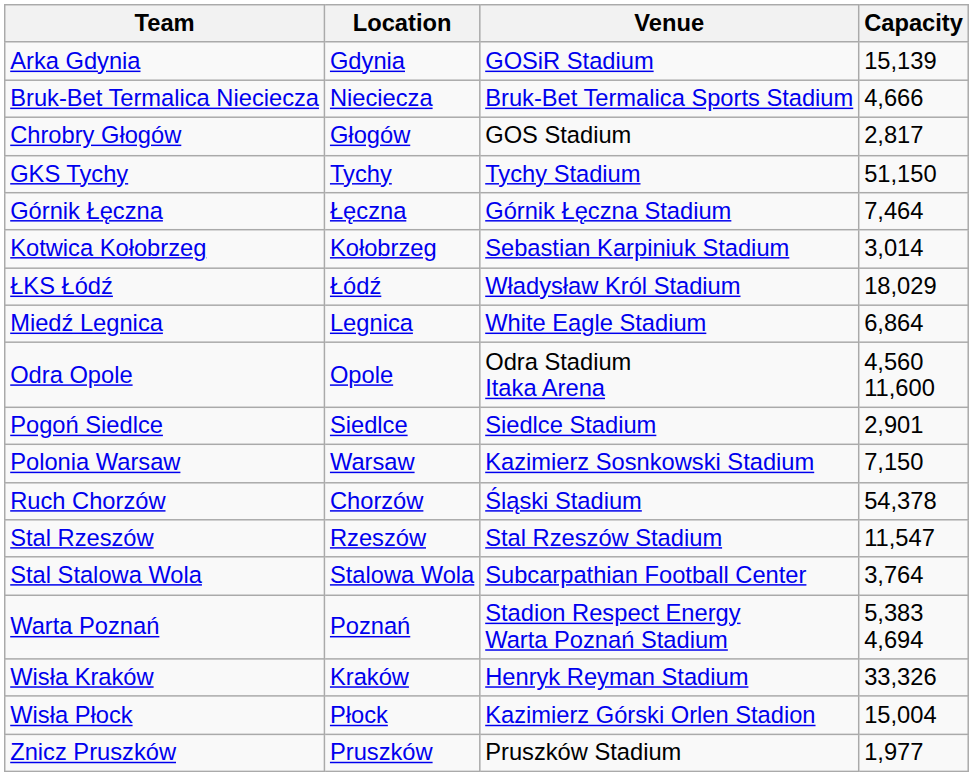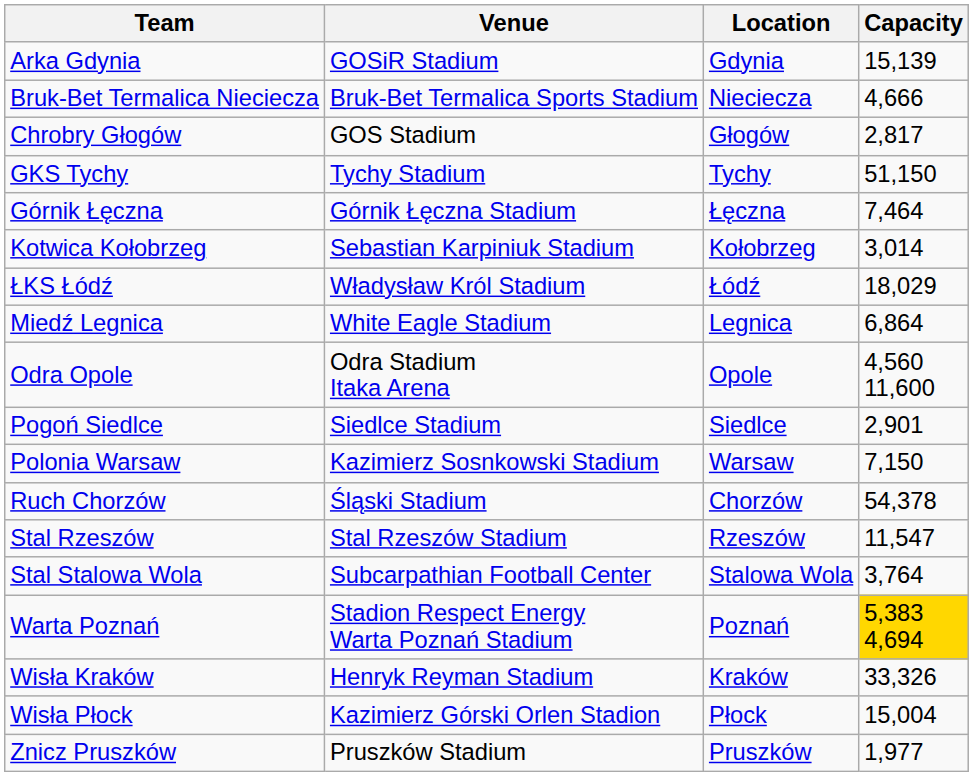columns swapped: (402, 23) <-> (669, 23)
(894, 626) no background -> (894, 626) gold background
